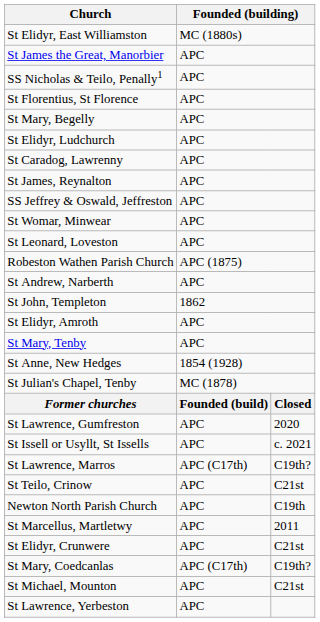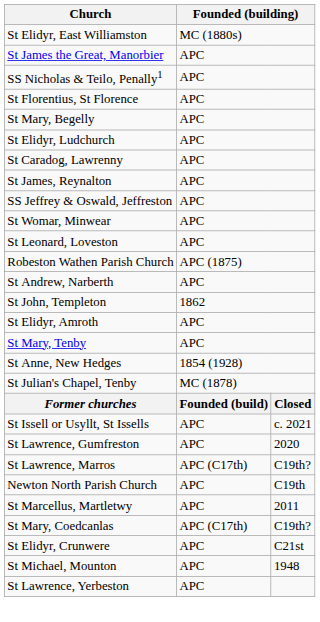rows swapped: (78, 444) <-> (73, 424)
- row: (50, 485)
rows swapped: (60, 566) <-> (58, 545)
(289, 586) C21st -> (287, 566) 1948
